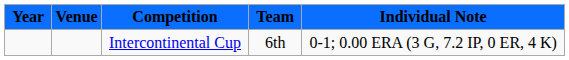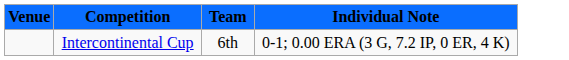- column: (28, 17)
